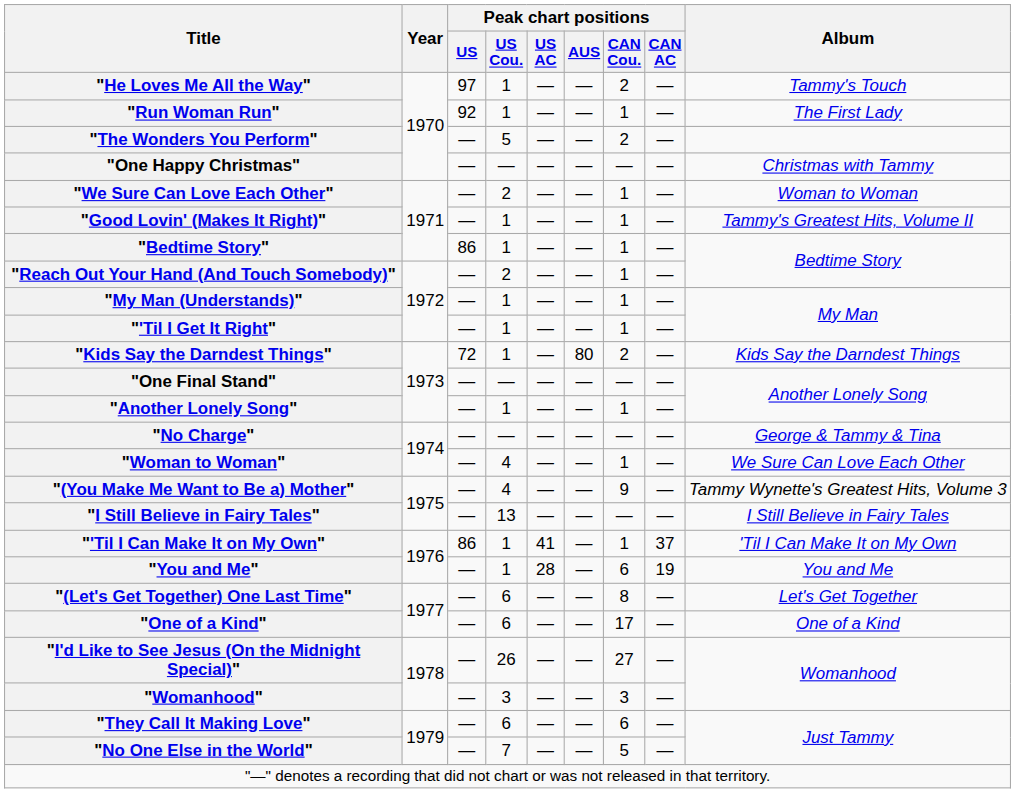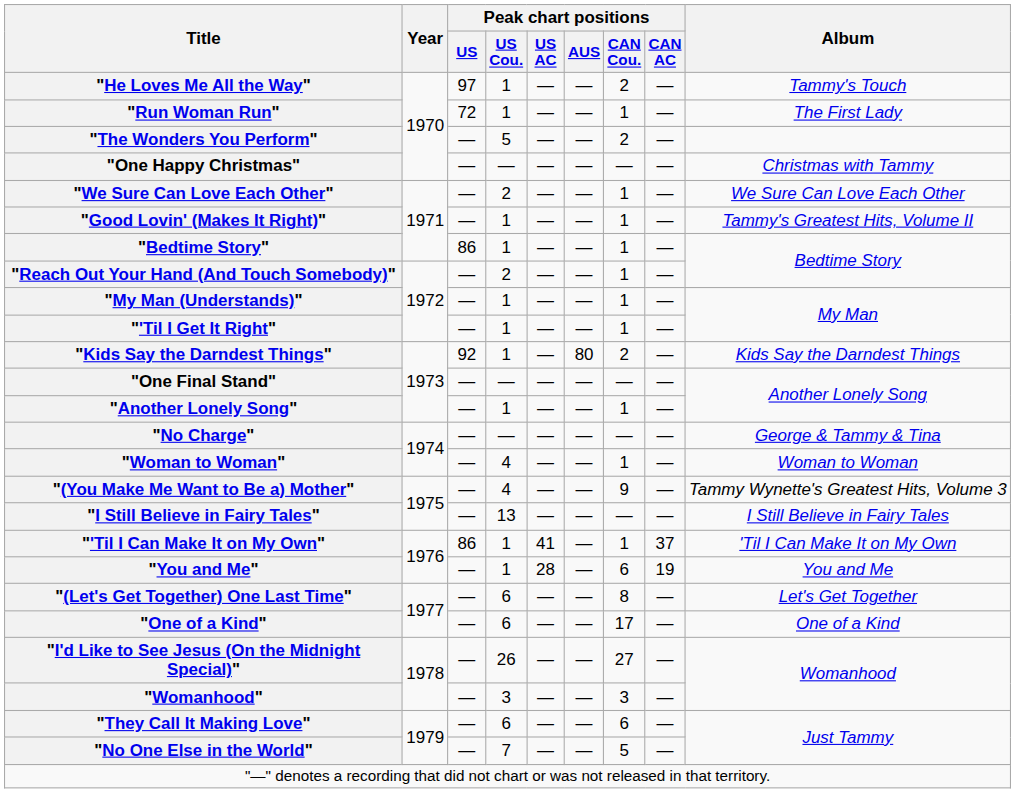(467, 112) 92 -> (467, 112) 72
(848, 193) Woman to Woman -> (848, 193) We Sure Can Love Each Other
(467, 354) 72 -> (467, 354) 92
(848, 462) We Sure Can Love Each Other -> (848, 462) Woman to Woman
